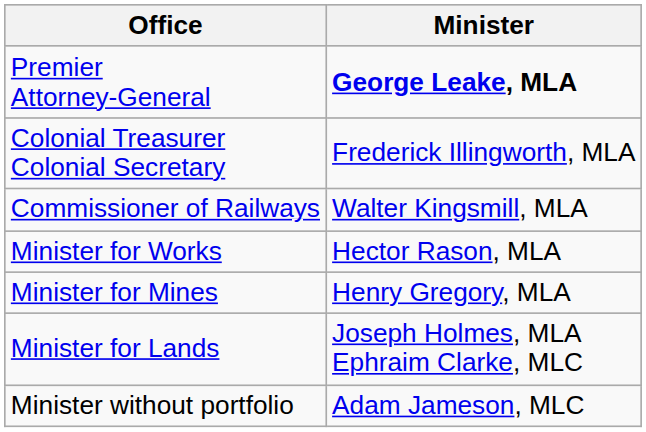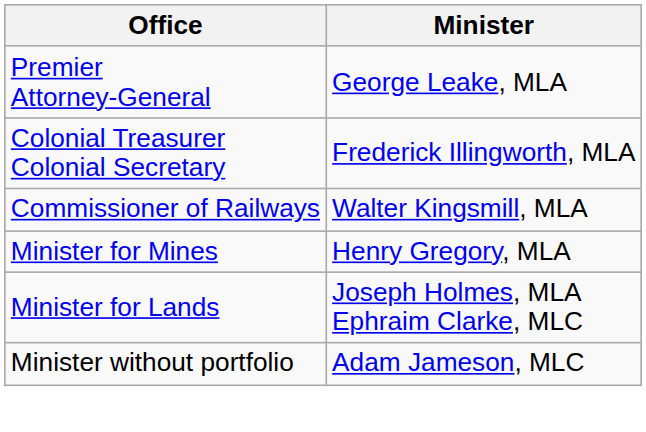(455, 81) bold -> (450, 81) normal
- row: (116, 250)
